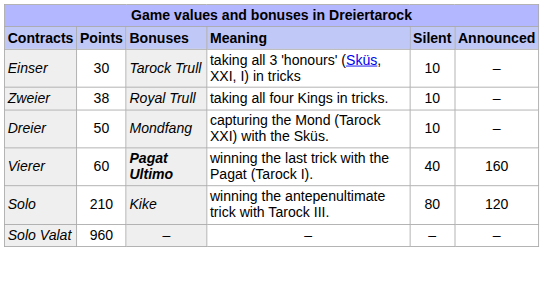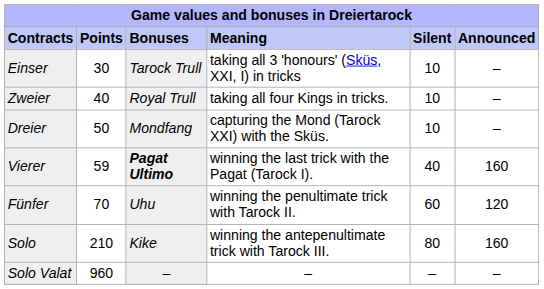(101, 98) 38 -> (101, 98) 40
(101, 166) 60 -> (101, 166) 59
+ row: (28, 205)
(497, 205) 120 -> (497, 243) 160
